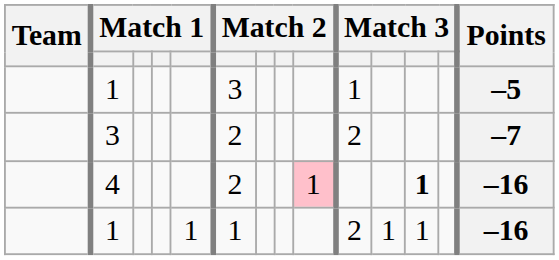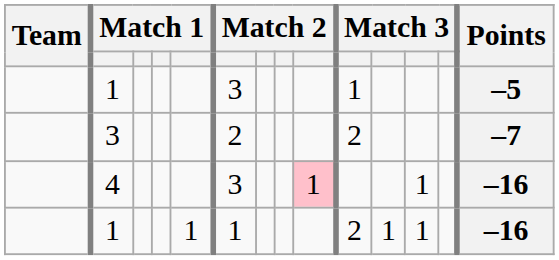(235, 183) 2 -> (235, 183) 3
(422, 183) bold -> (422, 183) normal
